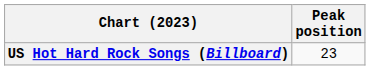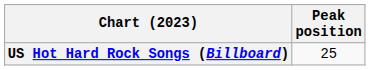(329, 54) 23 -> (329, 54) 25
